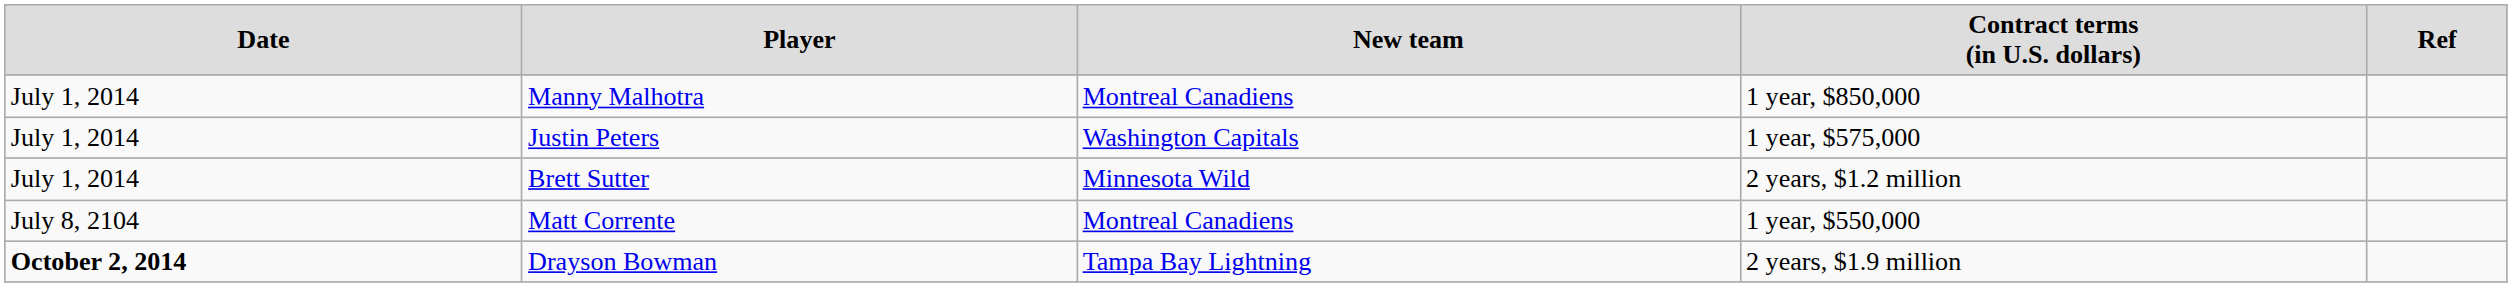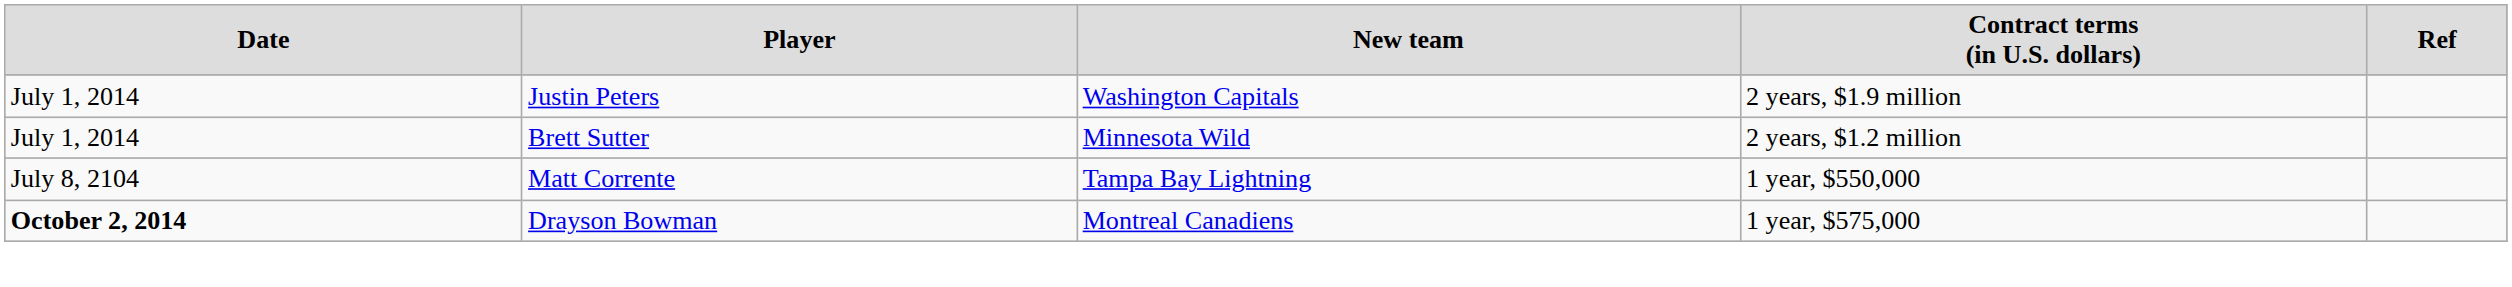- row: (616, 95)
(1833, 137) 1 year, $575,000 -> (1854, 95) 2 years, $1.9 million
(1188, 219) Montreal Canadiens -> (1197, 178) Tampa Bay Lightning
(1197, 261) Tampa Bay Lightning -> (1188, 219) Montreal Canadiens
(1854, 261) 2 years, $1.9 million -> (1833, 219) 1 year, $575,000
